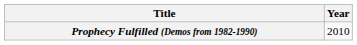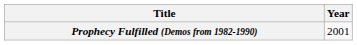(338, 31) 2010 -> (338, 31) 2001
